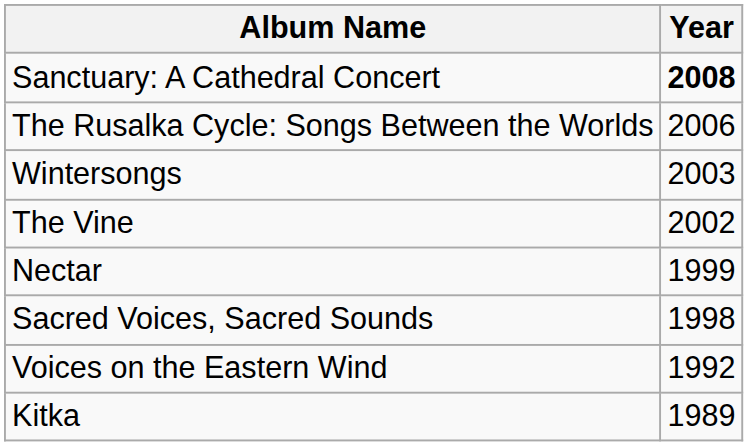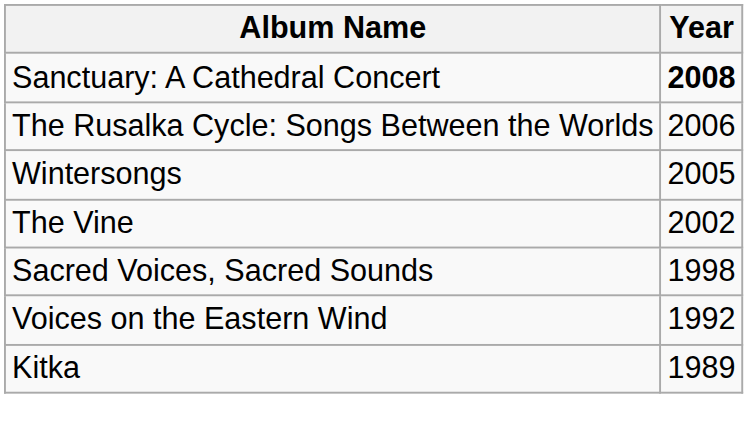(702, 174) 2003 -> (702, 174) 2005
- row: (57, 271)
